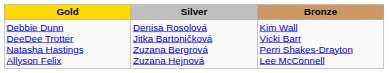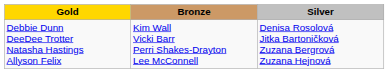columns swapped: (194, 12) <-> (321, 12)
